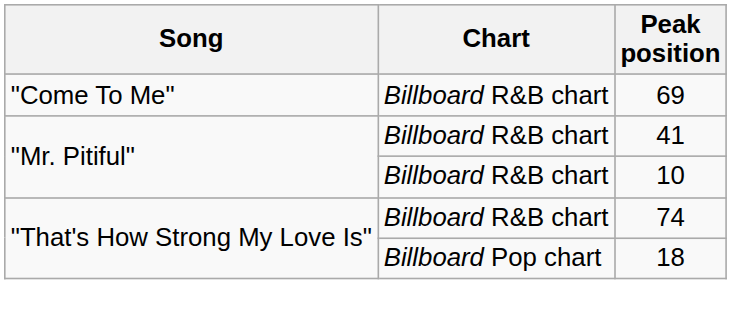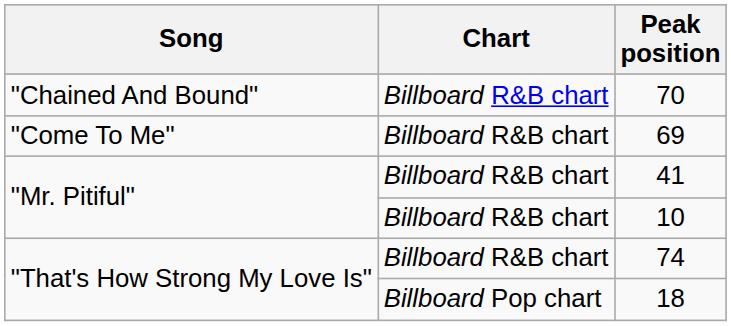+ row: (670, 94)
